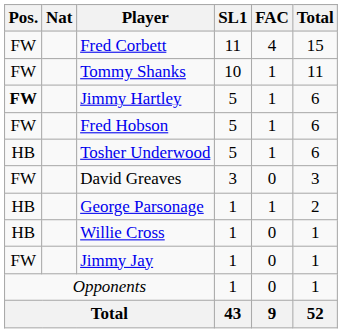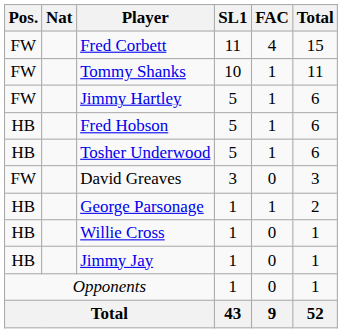(23, 98) bold -> (23, 98) normal
(23, 125) FW -> (23, 125) HB
(23, 260) FW -> (23, 260) HB
